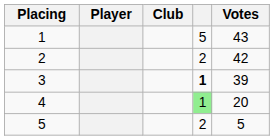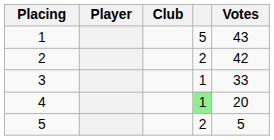(202, 80) bold -> (202, 80) normal
(241, 80) 39 -> (241, 80) 33
